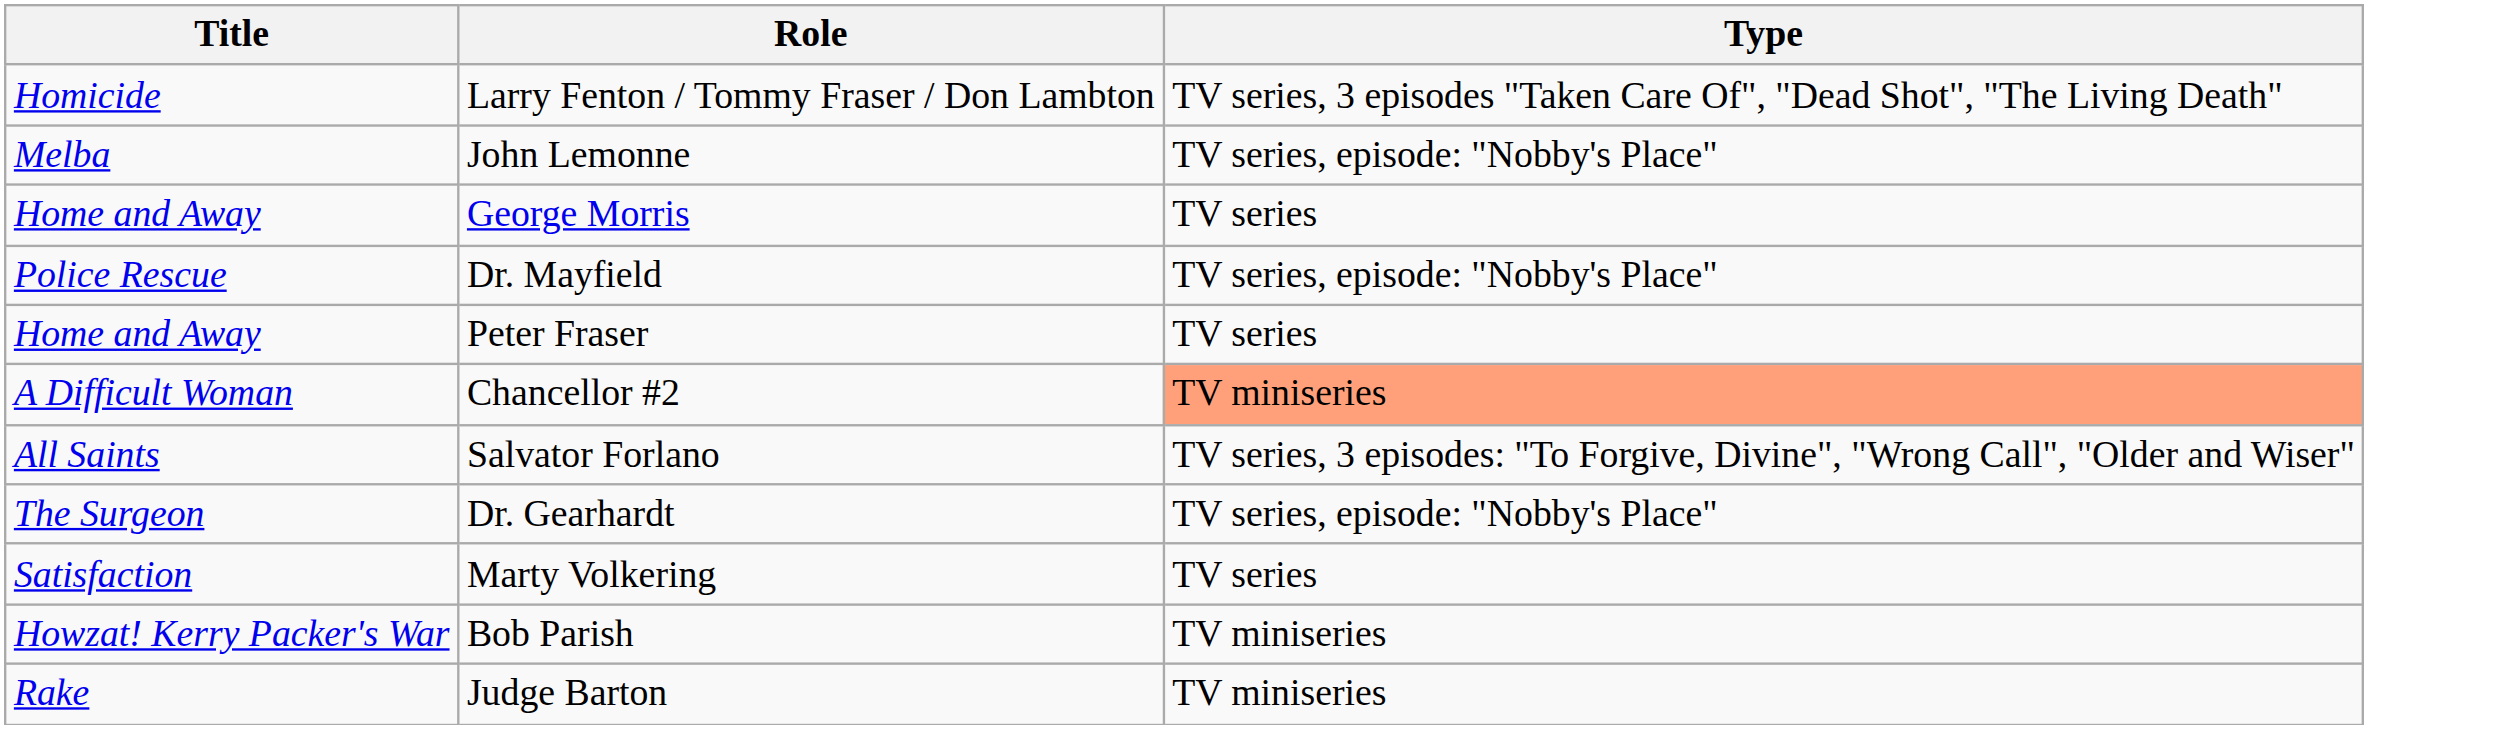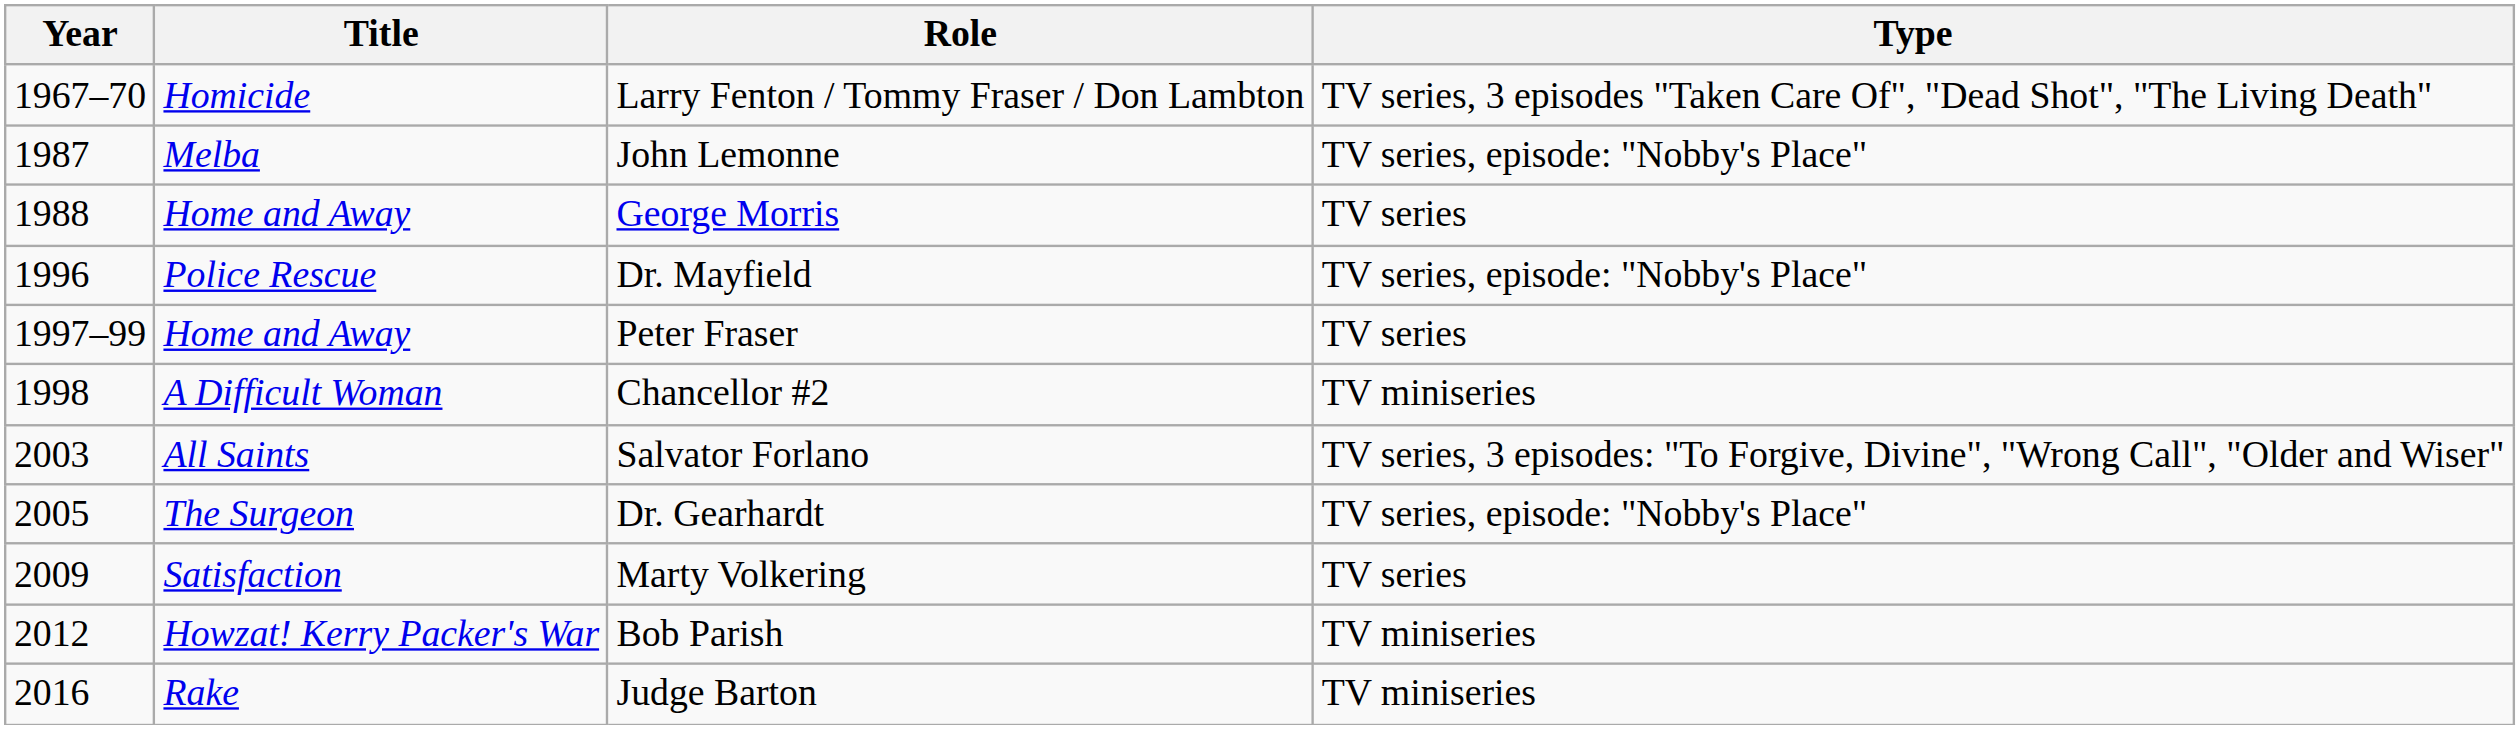+ column: (80, 34)
(1279, 393) lightsalmon background -> (1429, 393) no background
